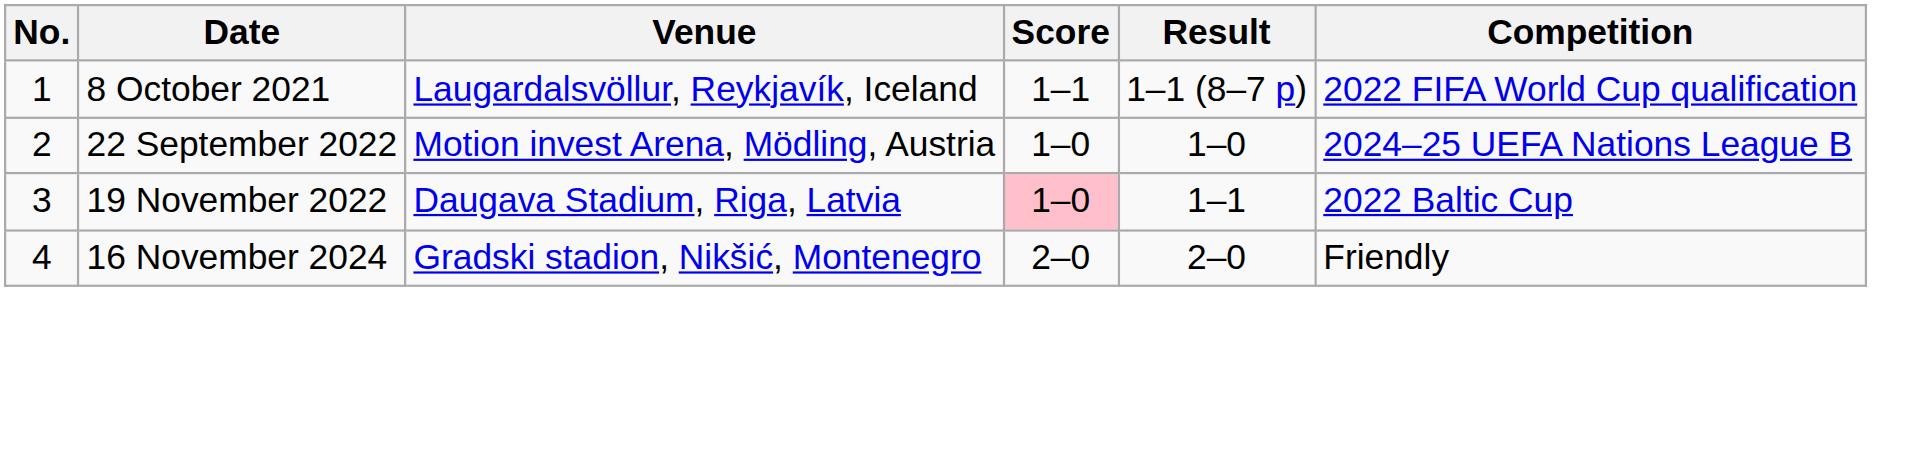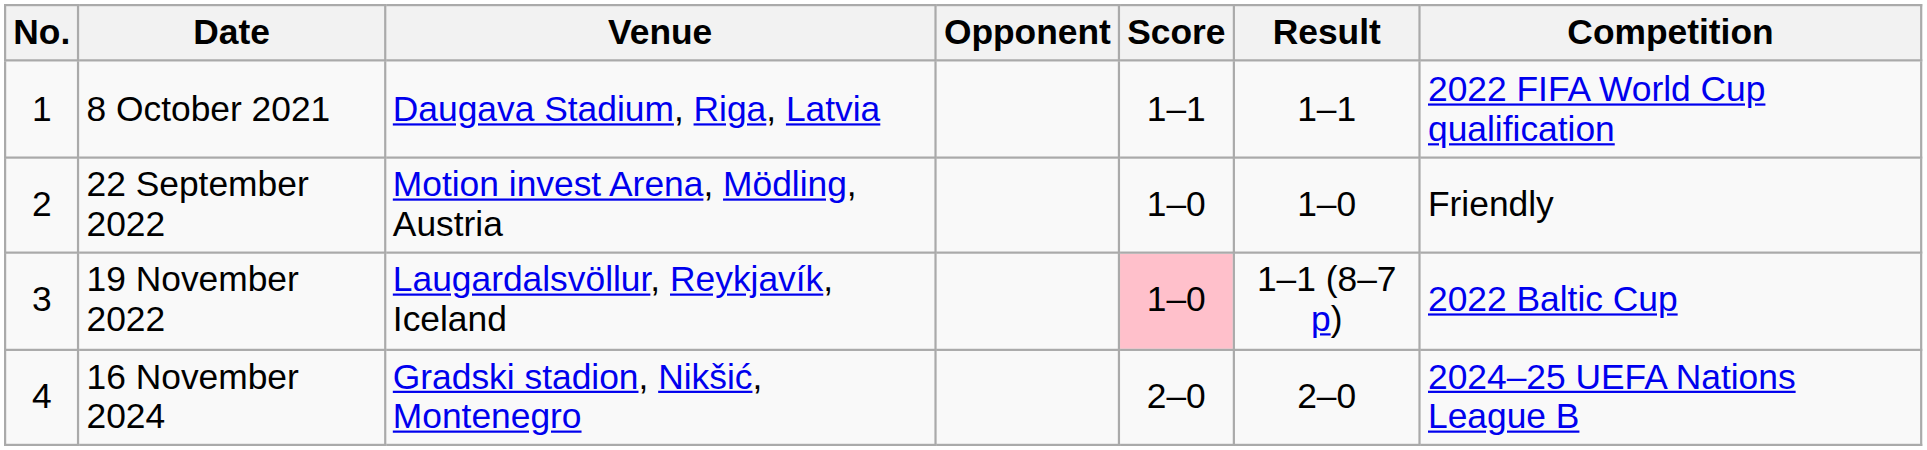+ column: (1027, 32)
(696, 88) Laugardalsvöllur, Reykjavík, Iceland -> (637, 108) Daugava Stadium, Riga, Latvia
(1217, 88) 1–1 (8–7 p) -> (1327, 108) 1–1
(1588, 144) 2024–25 UEFA Nations League B -> (1491, 204) Friendly
(657, 200) Daugava Stadium, Riga, Latvia -> (613, 300) Laugardalsvöllur, Reykjavík, Iceland
(1217, 200) 1–1 -> (1327, 300) 1–1 (8–7 p)
(1386, 256) Friendly -> (1612, 396) 2024–25 UEFA Nations League B
